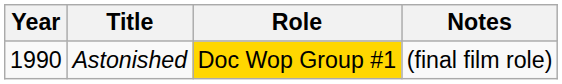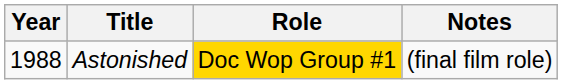(36, 59) 1990 -> (36, 59) 1988
